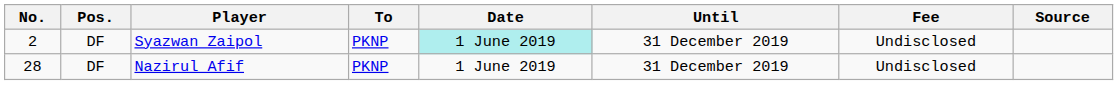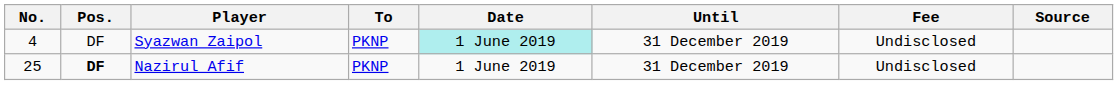(32, 42) 2 -> (32, 42) 4
(32, 67) 28 -> (32, 67) 25
(96, 67) normal -> (96, 67) bold
